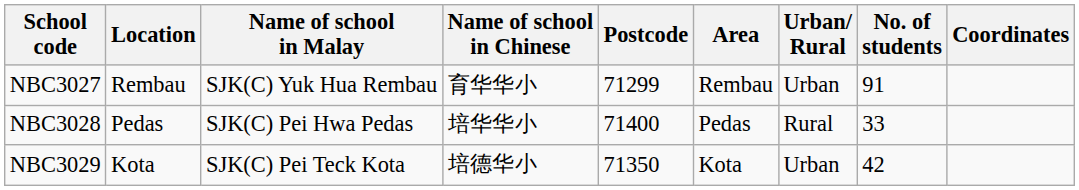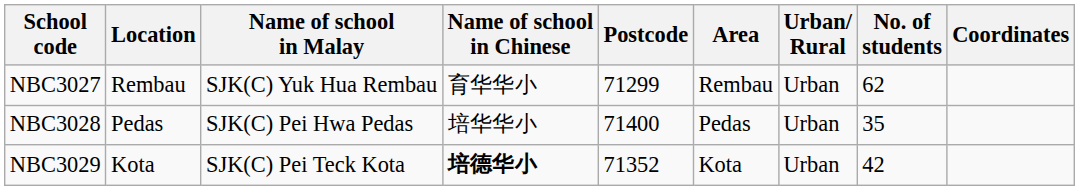(873, 85) 91 -> (873, 85) 62
(808, 124) Rural -> (811, 124) Urban
(873, 124) 33 -> (873, 124) 35
(492, 163) normal -> (492, 163) bold
(631, 164) 71350 -> (631, 164) 71352
